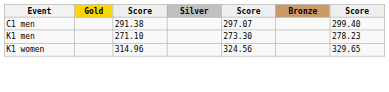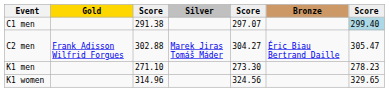(346, 24) no background -> (365, 24) lightblue background
+ row: (21, 46)
